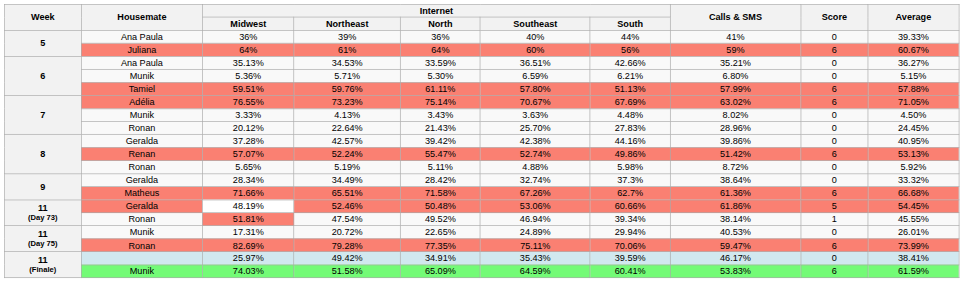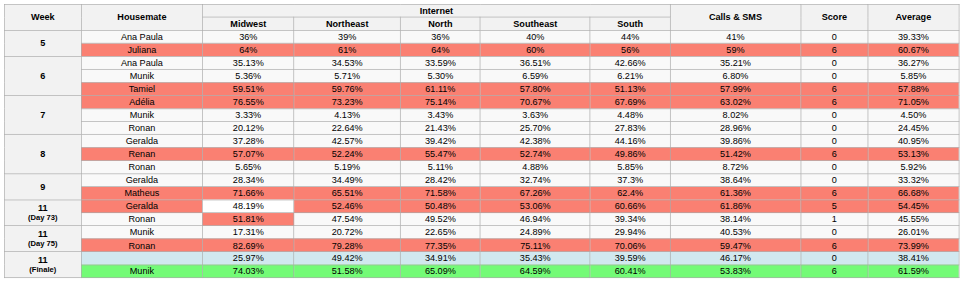(913, 76) 5.15% -> (913, 76) 5.85%
(630, 167) 5.98% -> (630, 167) 5.85%
(630, 193) 62.7% -> (630, 193) 62.4%
